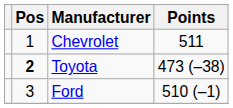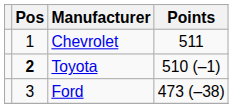(191, 67) 473 (–38) -> (191, 67) 510 (–1)
(191, 91) 510 (–1) -> (191, 91) 473 (–38)
